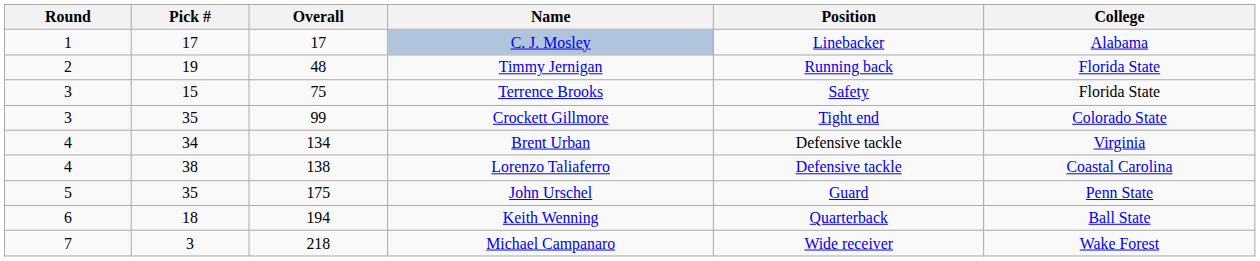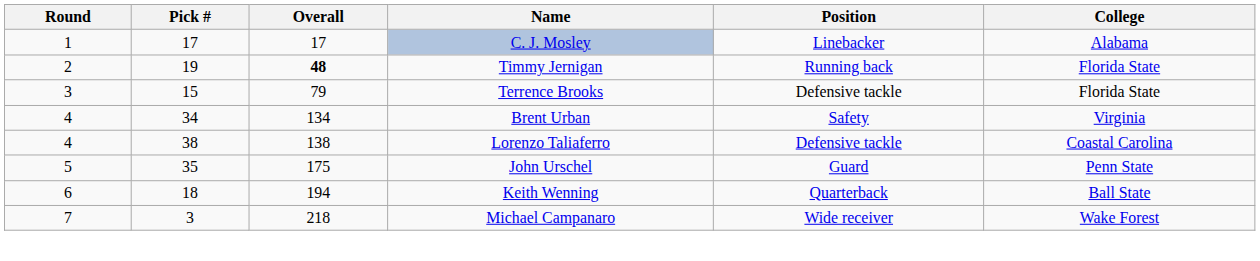(318, 67) normal -> (318, 67) bold
(318, 92) 75 -> (318, 92) 79
(849, 92) Safety -> (849, 92) Defensive tackle
- row: (551, 117)
(849, 142) Defensive tackle -> (849, 117) Safety
